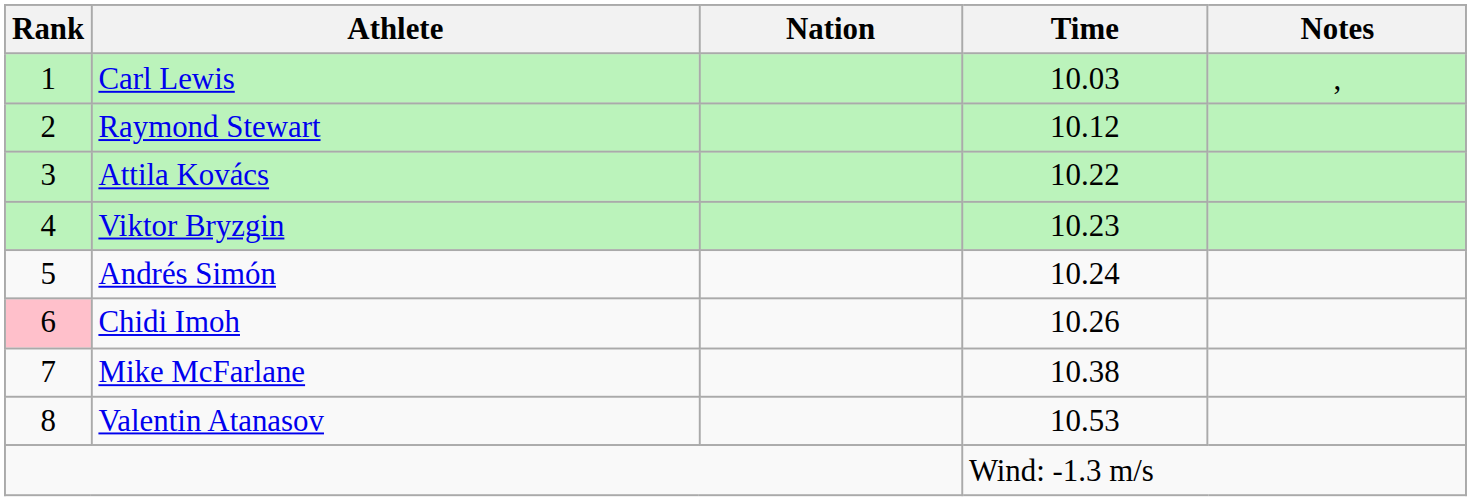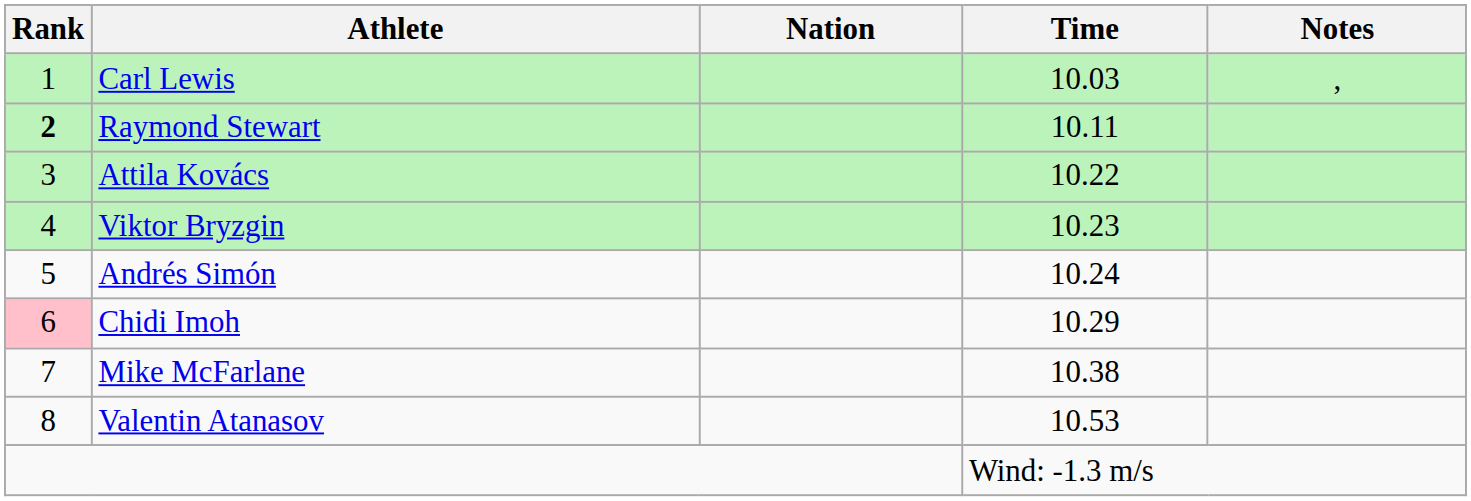(48, 126) normal -> (48, 126) bold
(1085, 126) 10.12 -> (1085, 126) 10.11
(1085, 322) 10.26 -> (1085, 322) 10.29
